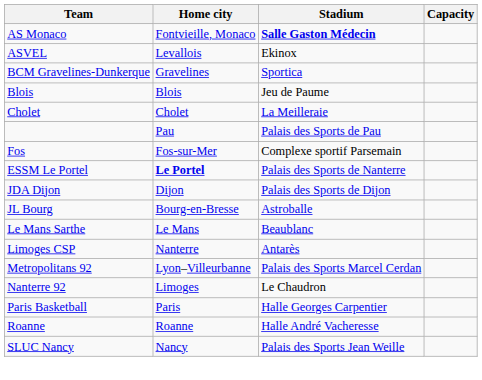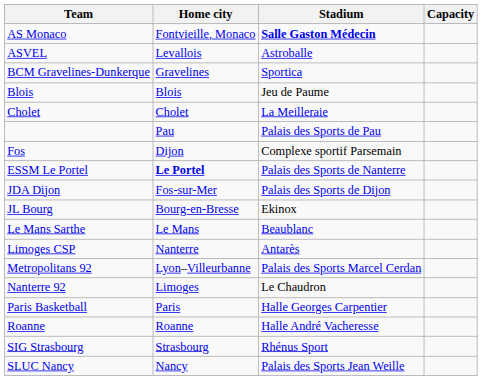(279, 53) Ekinox -> (287, 53) Astroballe
(186, 151) Fos-sur-Mer -> (170, 151) Dijon
(170, 190) Dijon -> (186, 190) Fos-sur-Mer
(287, 209) Astroballe -> (279, 209) Ekinox
+ row: (45, 346)
